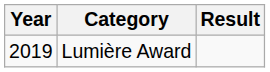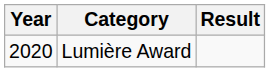(31, 50) 2019 -> (31, 50) 2020
